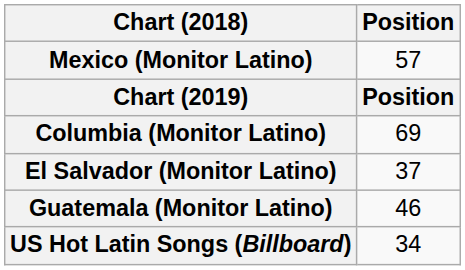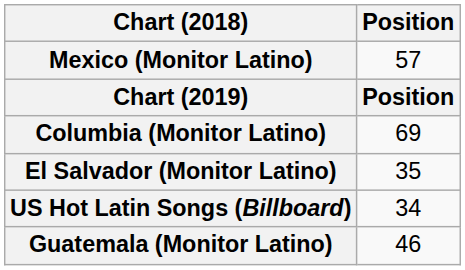(408, 171) 37 -> (408, 171) 35
rows swapped: (181, 208) <-> (181, 245)
